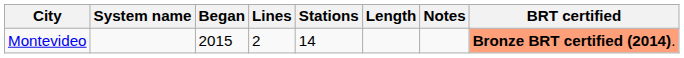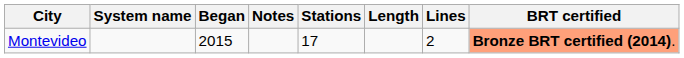columns swapped: (272, 16) <-> (445, 16)
(307, 40) 14 -> (310, 40) 17
